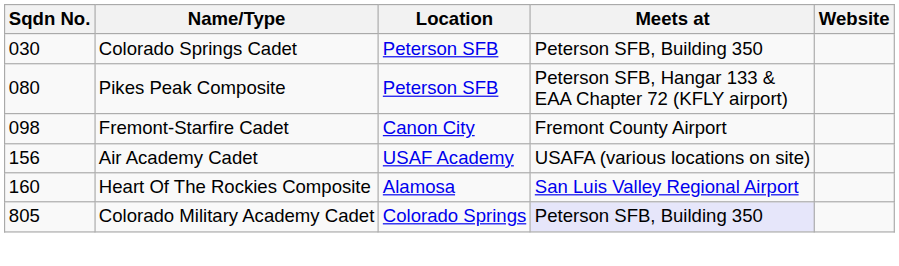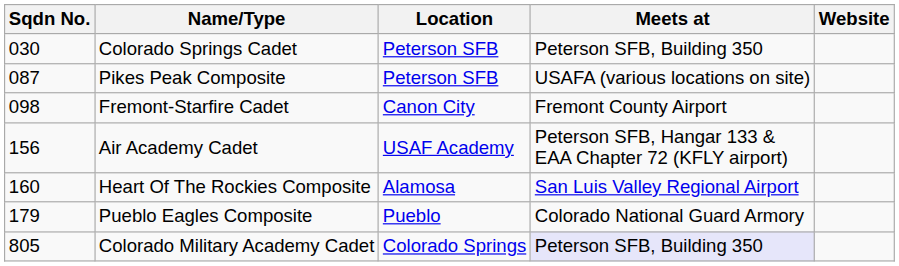(24, 88) 080 -> (24, 78) 087
(661, 88) Peterson SFB, Hangar 133 & EAA Chapter 72 (KFLY airport) -> (673, 78) USAFA (various locations on site)
(673, 157) USAFA (various locations on site) -> (661, 147) Peterson SFB, Hangar 133 & EAA Chapter 72 (KFLY airport)
+ row: (206, 216)
